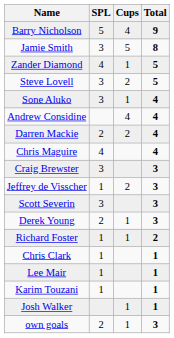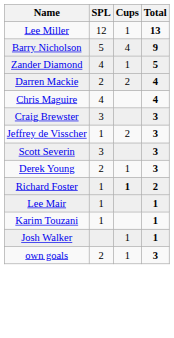+ row: (47, 30)
- row: (47, 47)
- row: (47, 82)
- row: (47, 99)
- row: (47, 117)
(127, 238) normal -> (127, 186) bold
- row: (47, 255)
